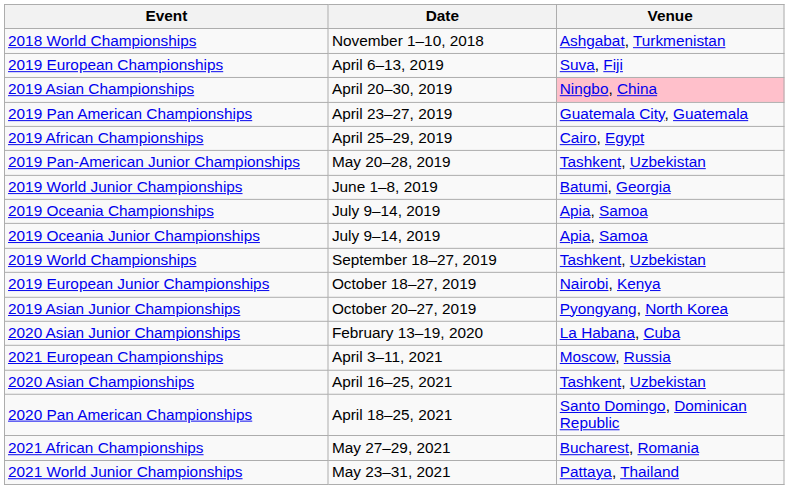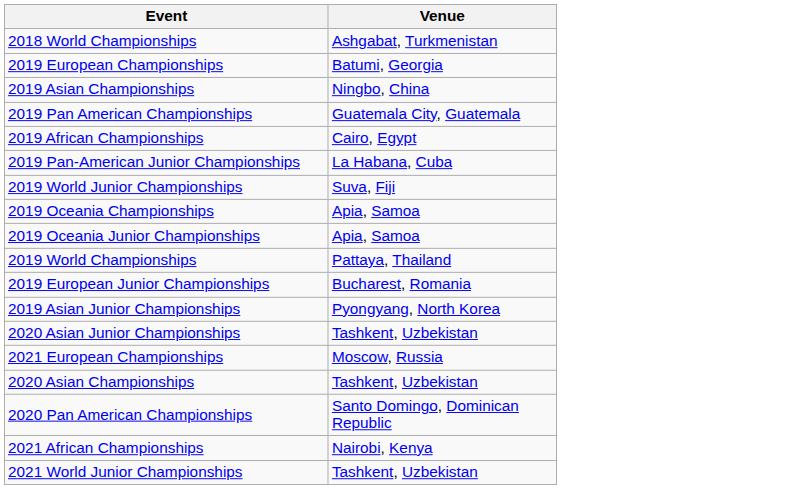- column: (442, 16)
(591, 65) Suva, Fiji -> (387, 65) Batumi, Georgia
(608, 89) pink background -> (381, 89) no background
(633, 162) Tashkent, Uzbekistan -> (392, 162) La Habana, Cuba
(615, 187) Batumi, Georgia -> (363, 187) Suva, Fiji
(633, 260) Tashkent, Uzbekistan -> (392, 260) Pattaya, Thailand
(610, 284) Nairobi, Kenya -> (401, 284) Bucharest, Romania
(620, 333) La Habana, Cuba -> (405, 333) Tashkent, Uzbekistan
(629, 448) Bucharest, Romania -> (382, 448) Nairobi, Kenya
(619, 472) Pattaya, Thailand -> (405, 472) Tashkent, Uzbekistan
